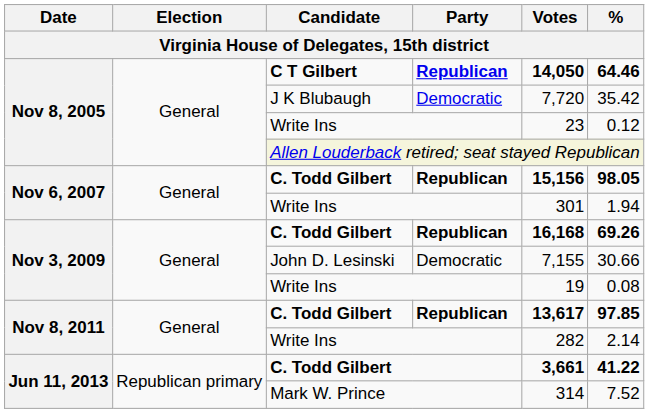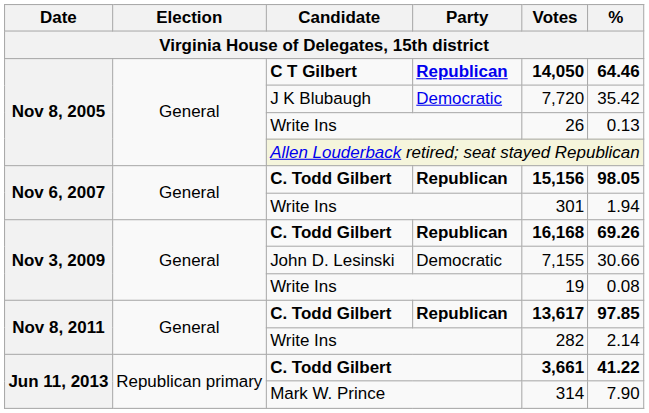(575, 125) 23 -> (575, 125) 26
(623, 125) 0.12 -> (623, 125) 0.13
(623, 394) 7.52 -> (623, 394) 7.90
